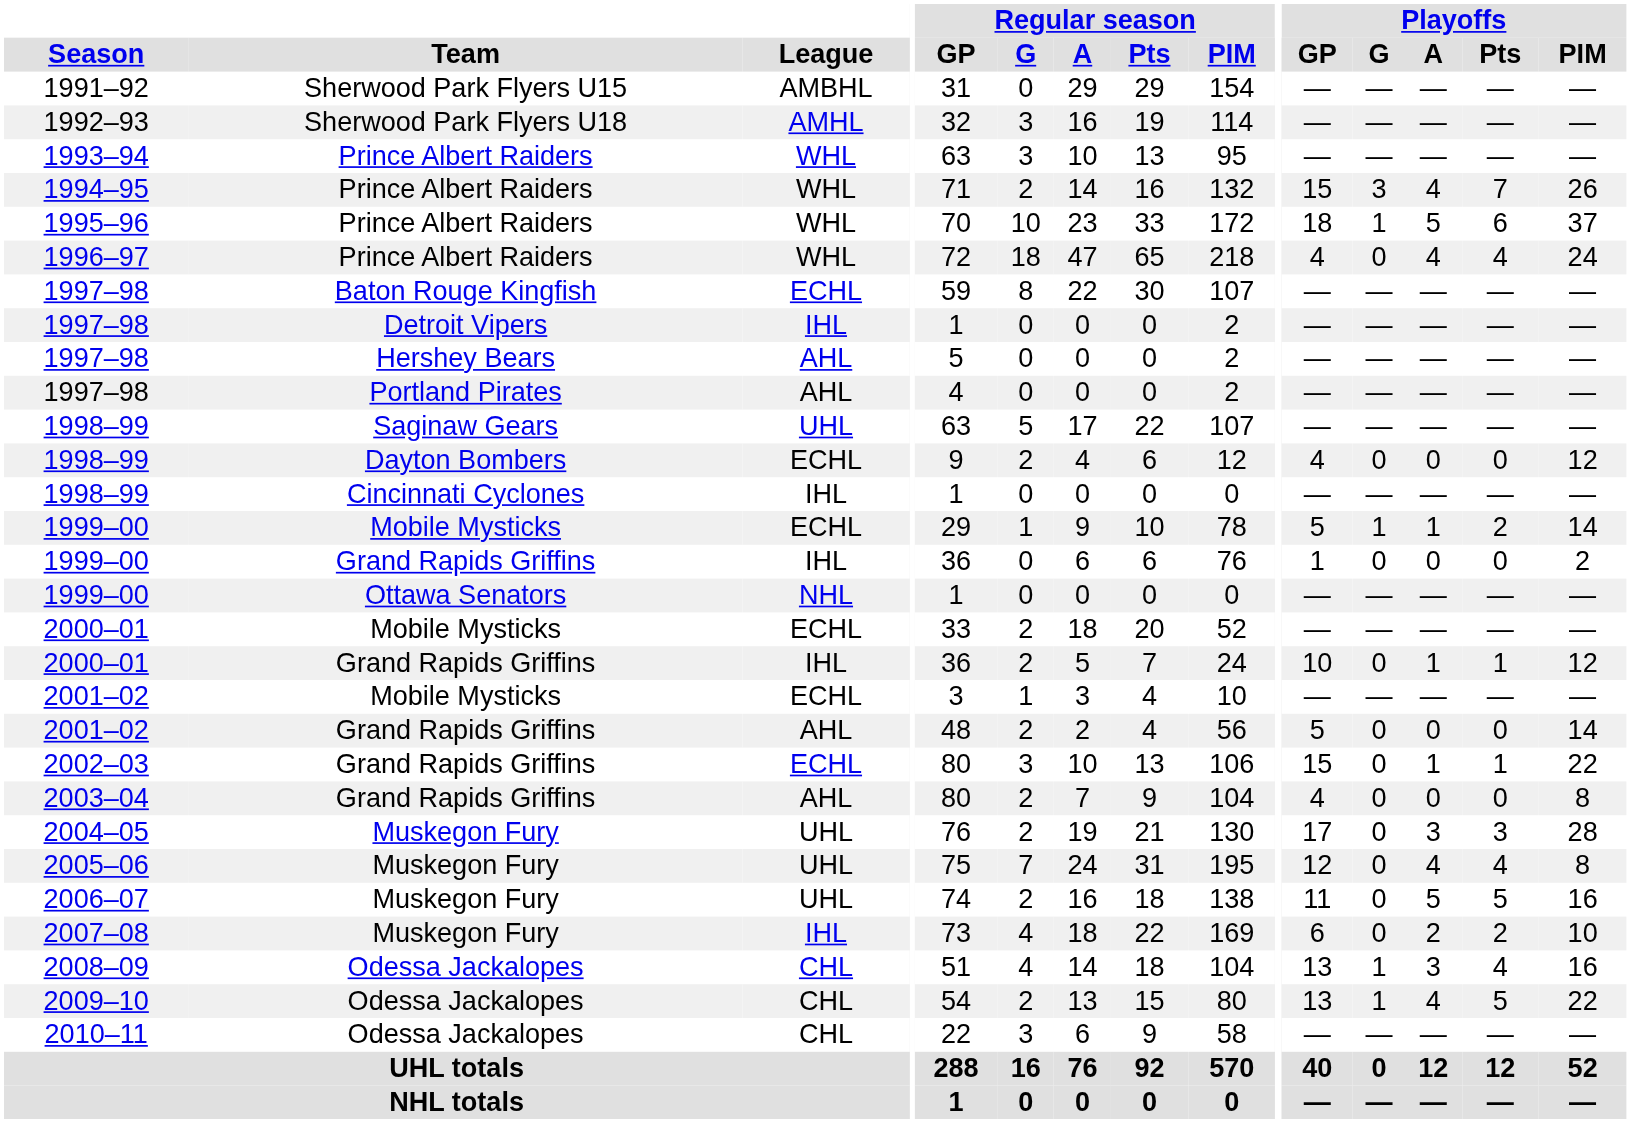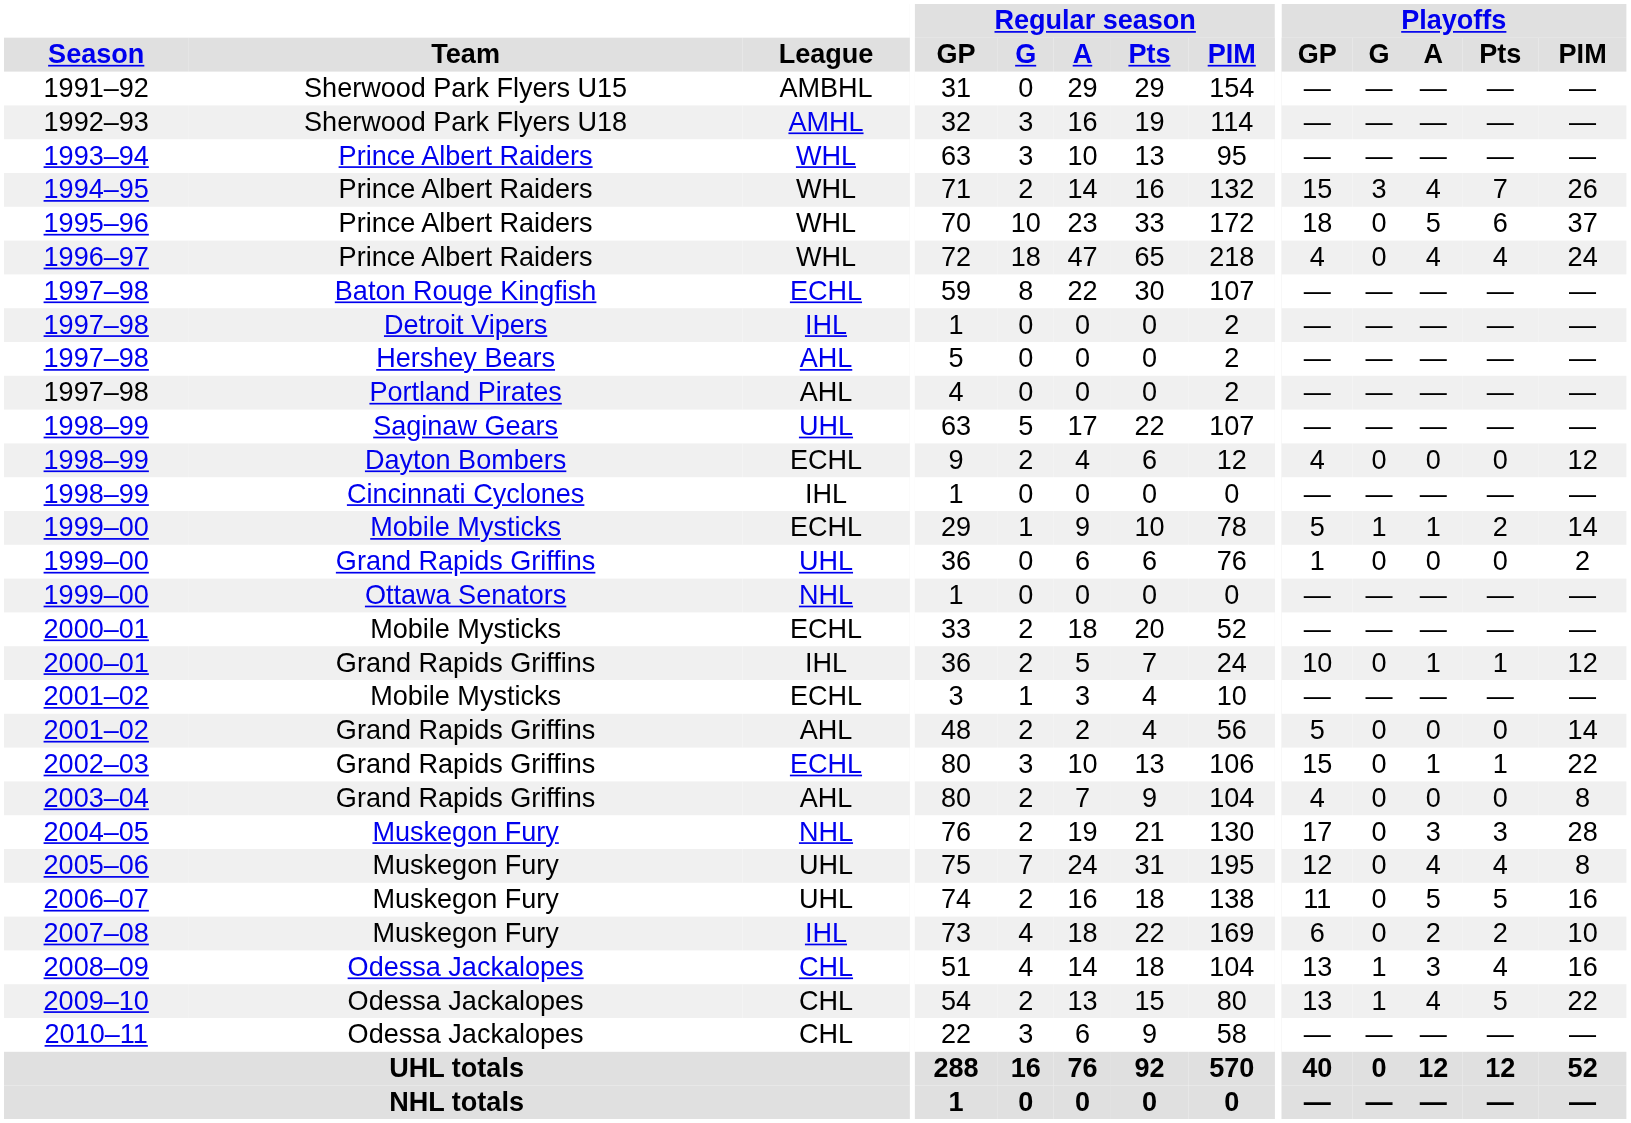(1379, 223) 1 -> (1379, 223) 0
(826, 561) IHL -> (826, 561) UHL
(826, 831) UHL -> (826, 831) NHL
